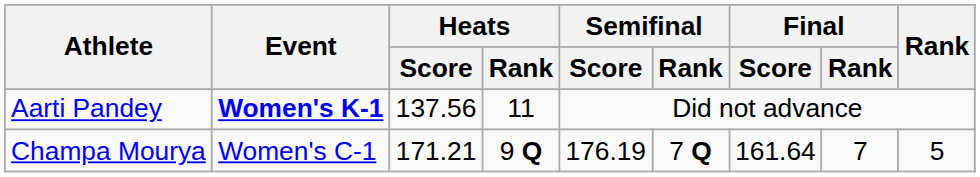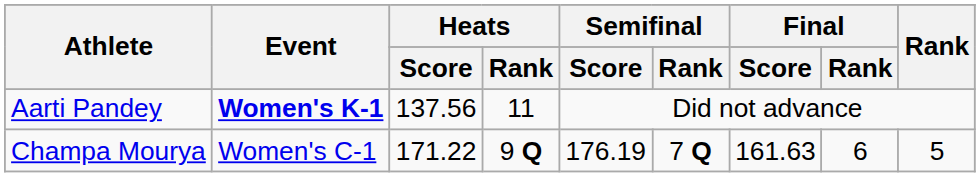(436, 151) 171.21 -> (436, 151) 171.22
(775, 151) 161.64 -> (775, 151) 161.63
(860, 151) 7 -> (860, 151) 6
